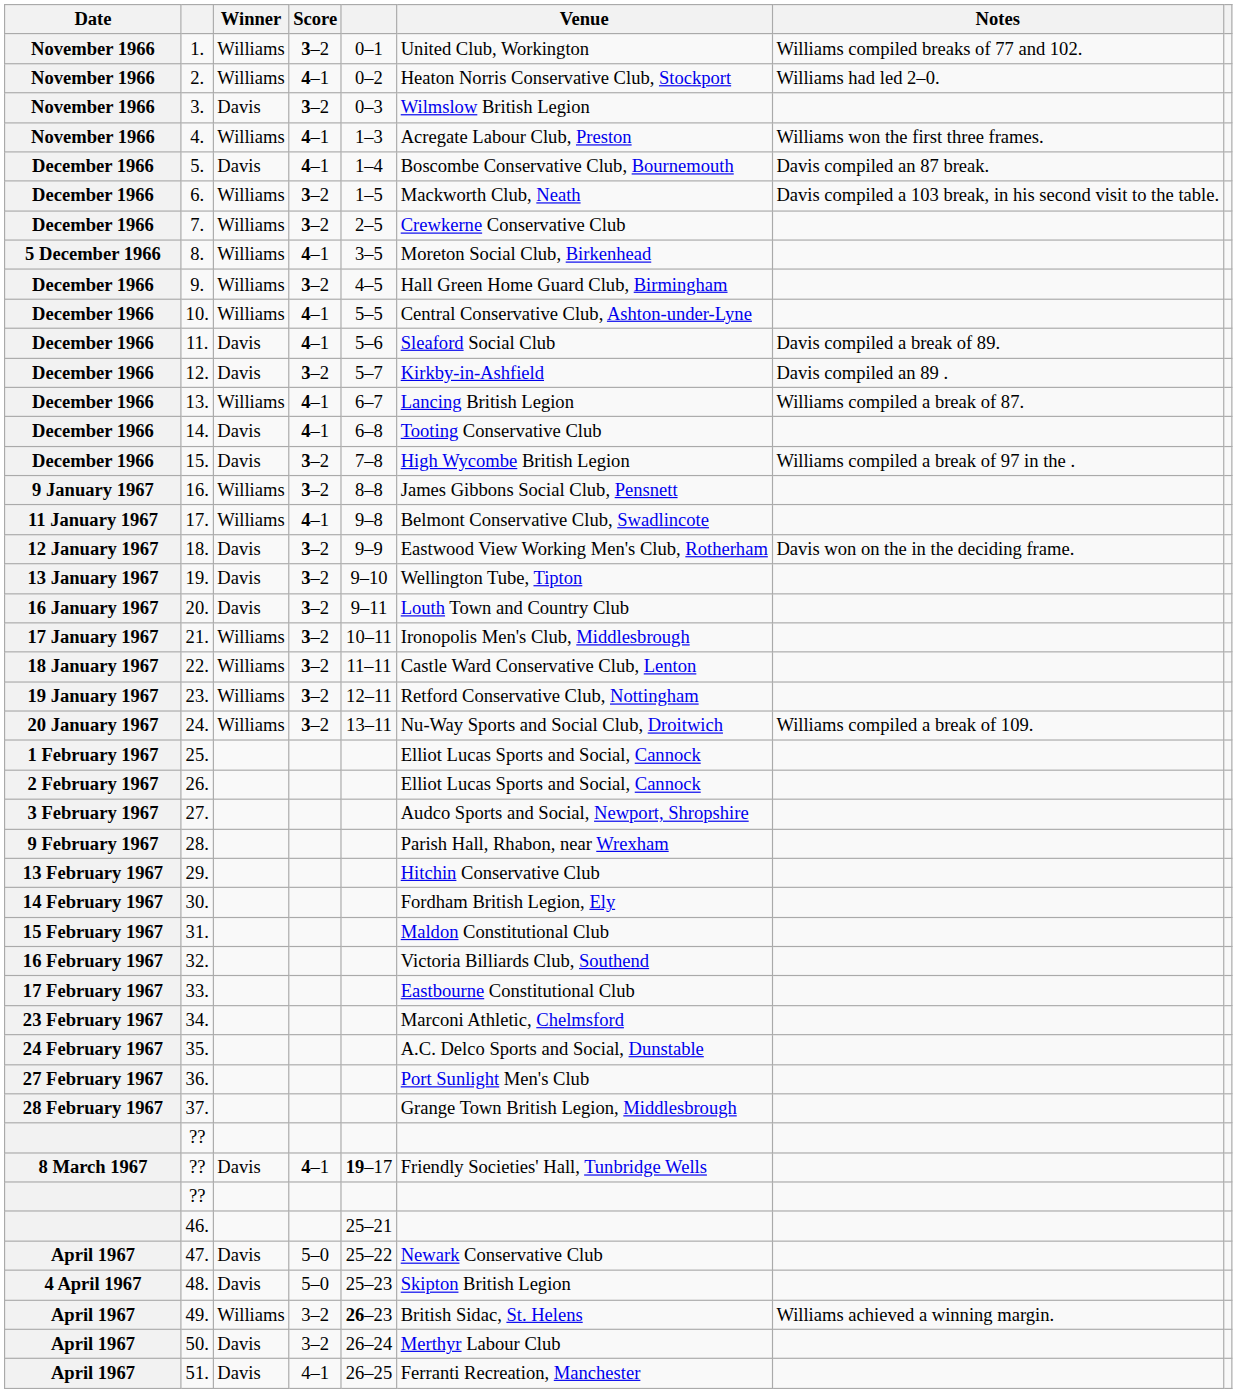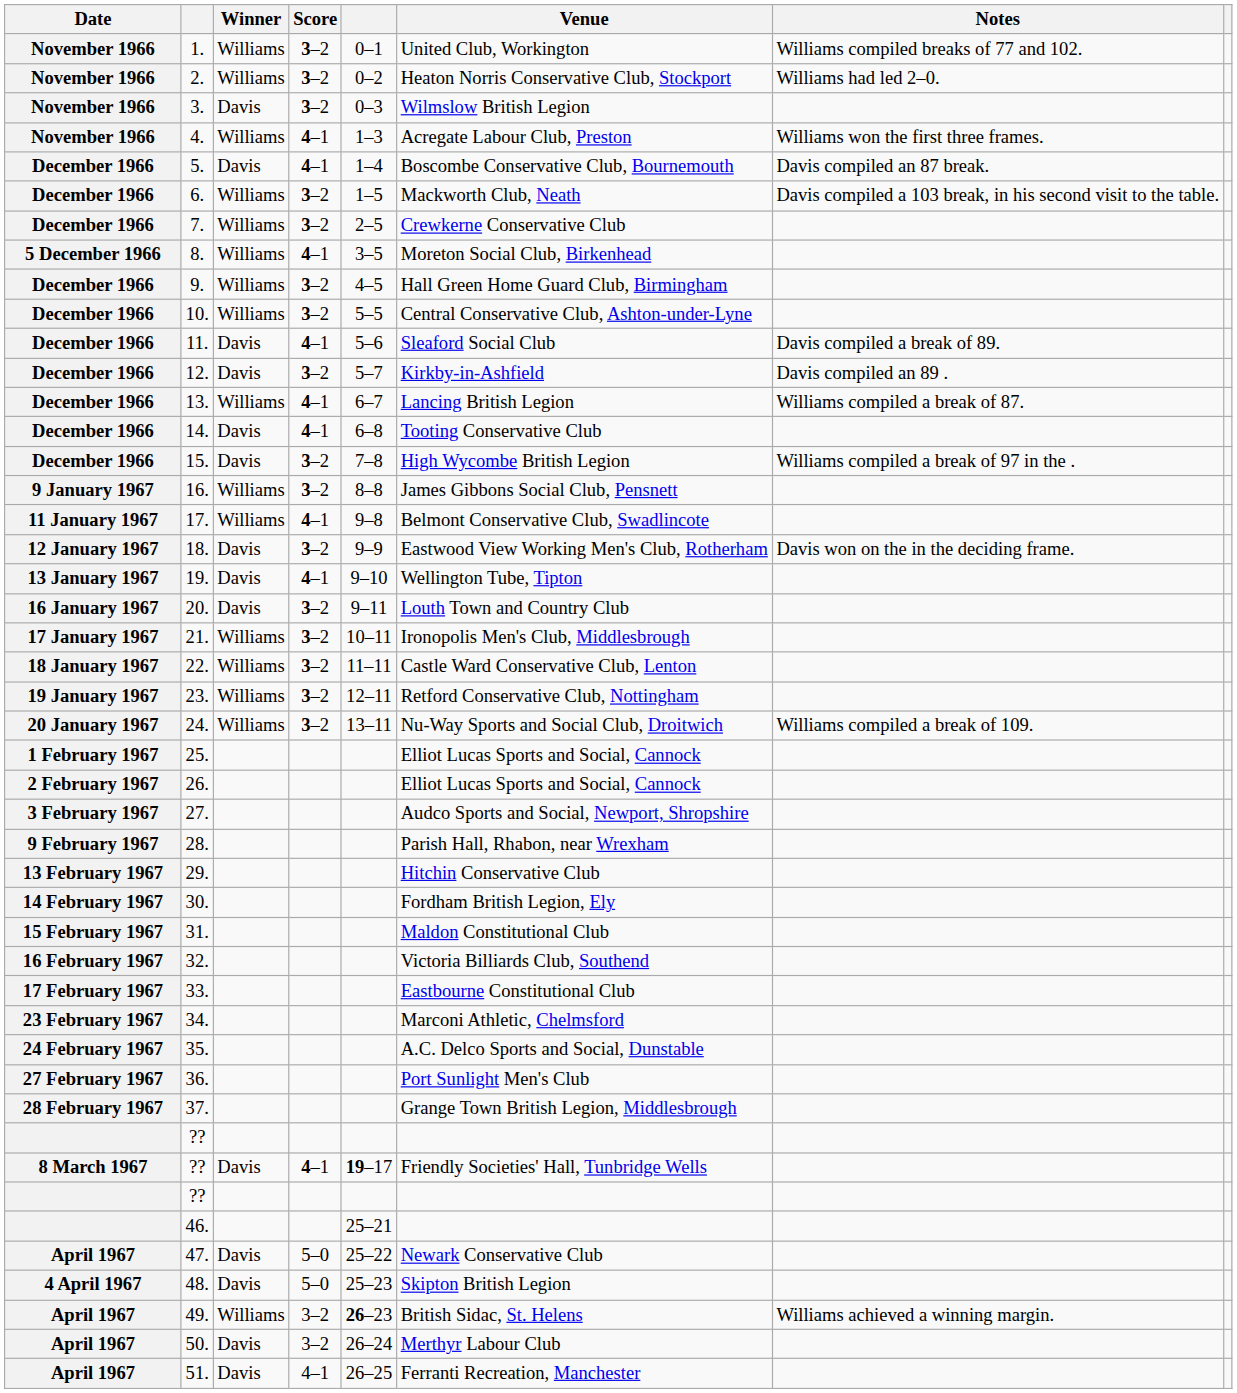(315, 78) 4–1 -> (315, 78) 3–2
(315, 313) 4–1 -> (315, 313) 3–2
(315, 578) 3–2 -> (315, 578) 4–1
